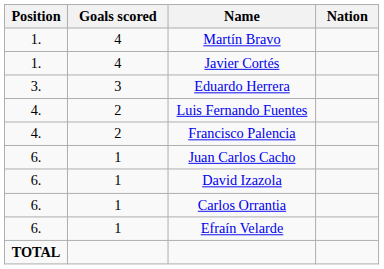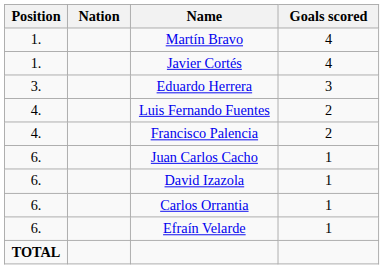columns swapped: (347, 16) <-> (118, 16)
